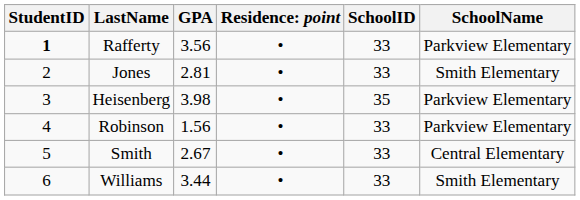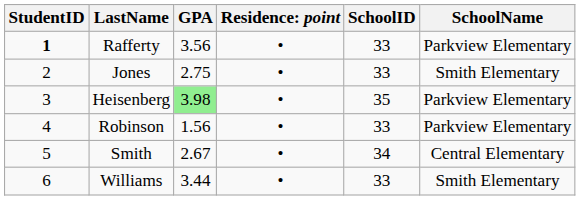(195, 72) 2.81 -> (195, 72) 2.75
(195, 99) no background -> (195, 99) lightgreen background
(382, 153) 33 -> (382, 153) 34
